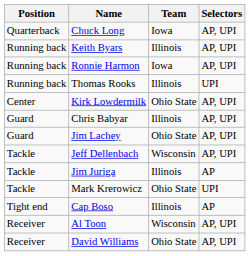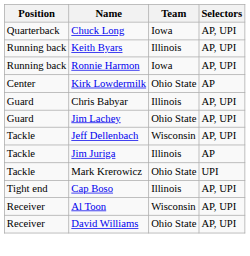- row: (103, 83)
(219, 101) AP, UPI -> (208, 83) AP
(208, 207) AP -> (219, 189) AP, UPI
